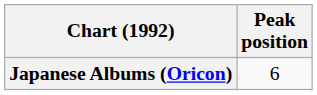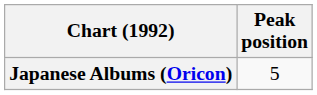(275, 73) 6 -> (275, 73) 5
